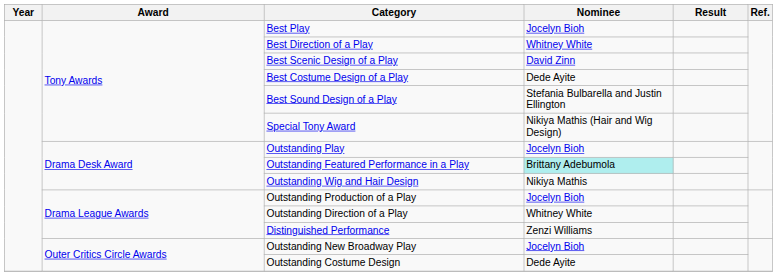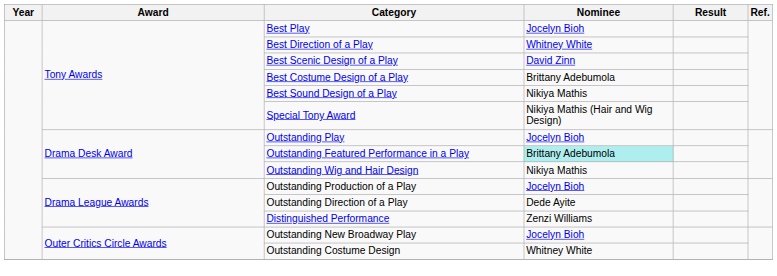(551, 77) Dede Ayite -> (571, 77) Brittany Adebumola
(594, 99) Stefania Bulbarella and Justin Ellington -> (557, 93) Nikiya Mathis
(559, 214) Whitney White -> (551, 202) Dede Ayite
(551, 263) Dede Ayite -> (559, 251) Whitney White
